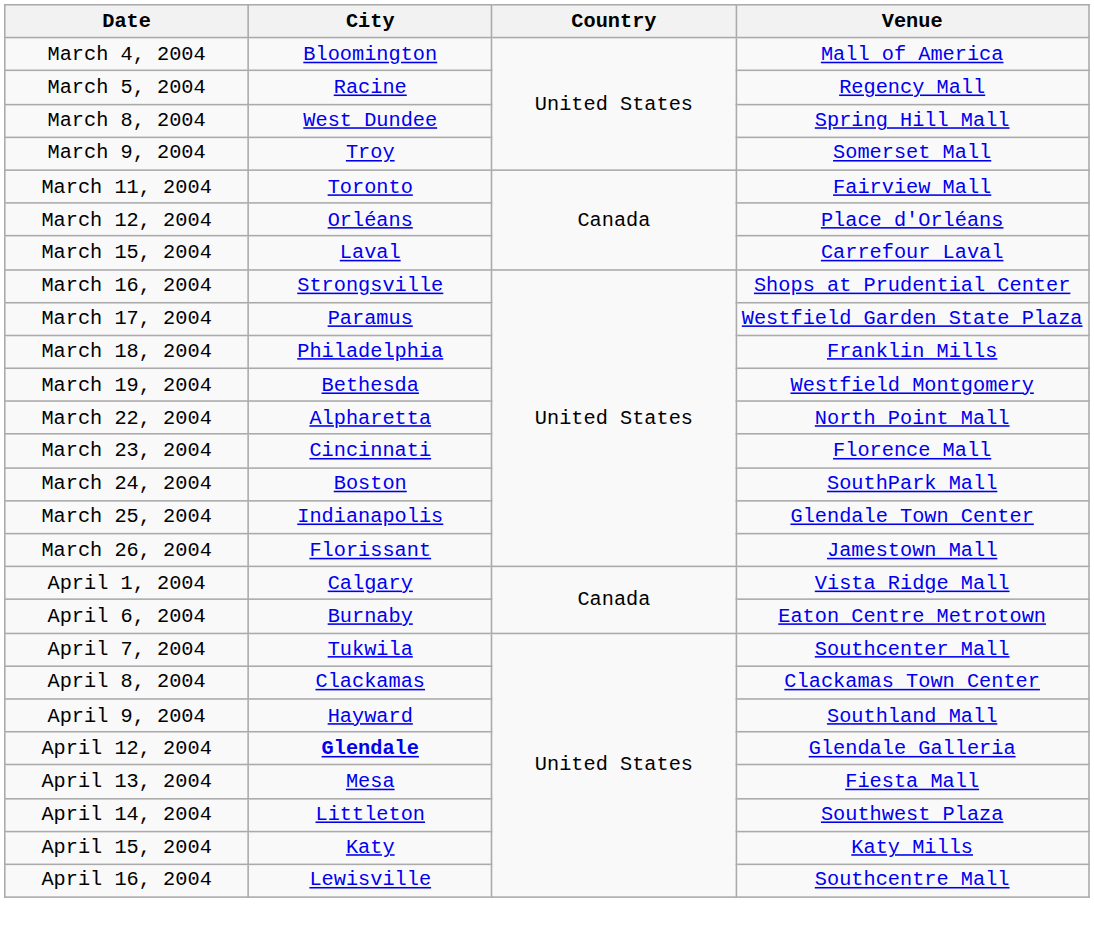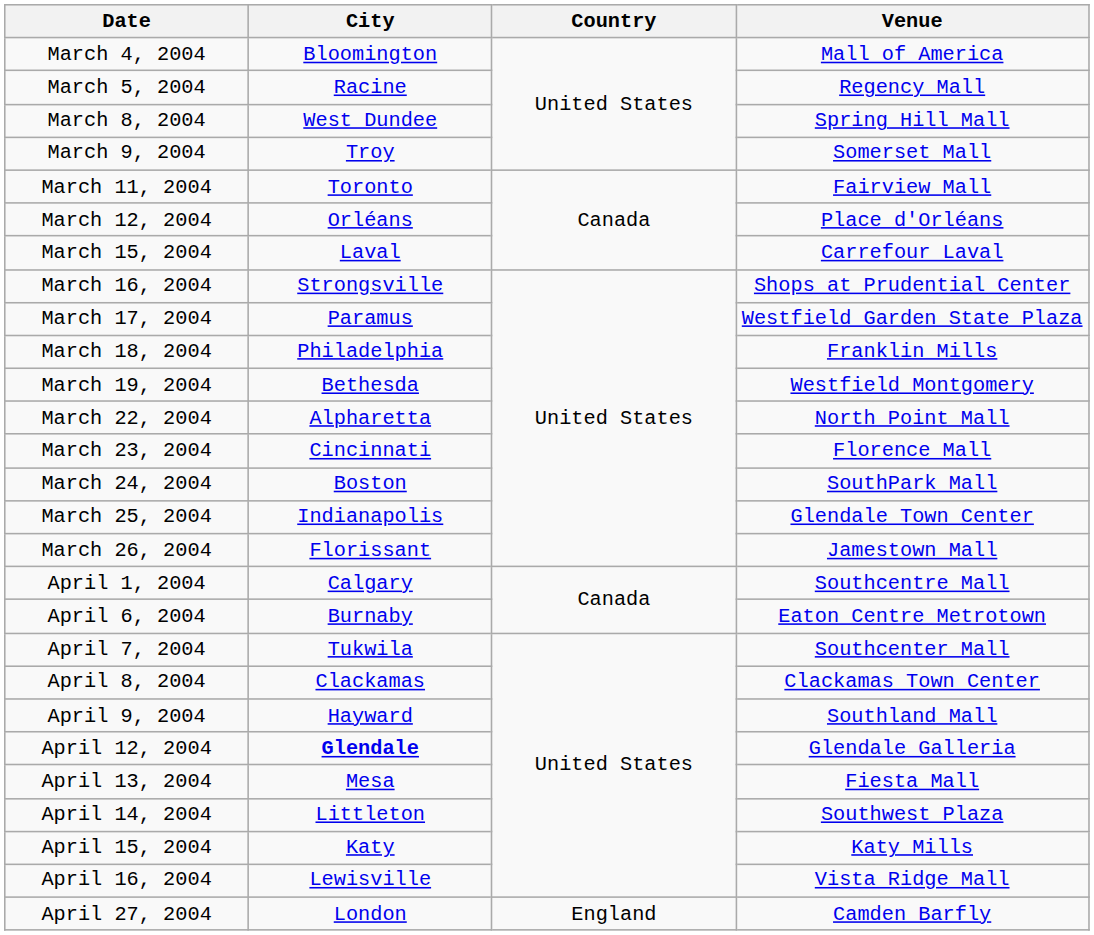(912, 583) Vista Ridge Mall -> (912, 583) Southcentre Mall
(912, 881) Southcentre Mall -> (912, 881) Vista Ridge Mall
+ row: (127, 914)
